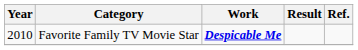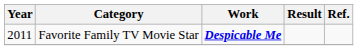(20, 34) 2010 -> (20, 34) 2011
